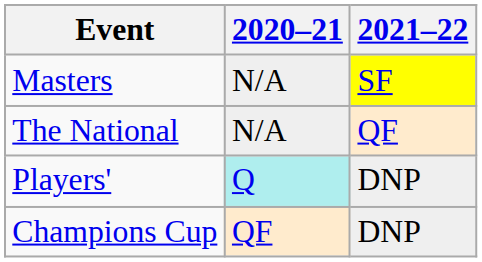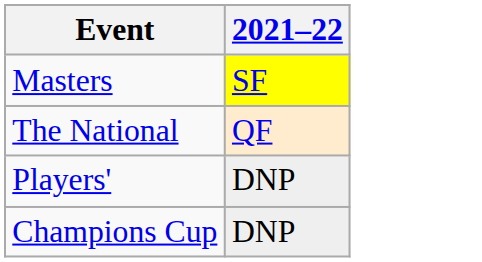- column: (287, 29)
